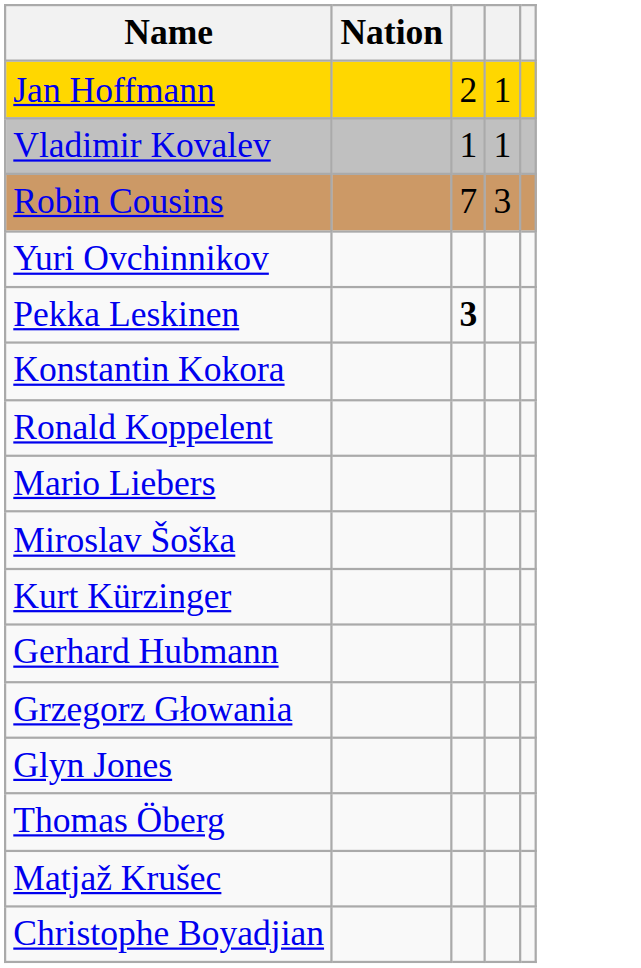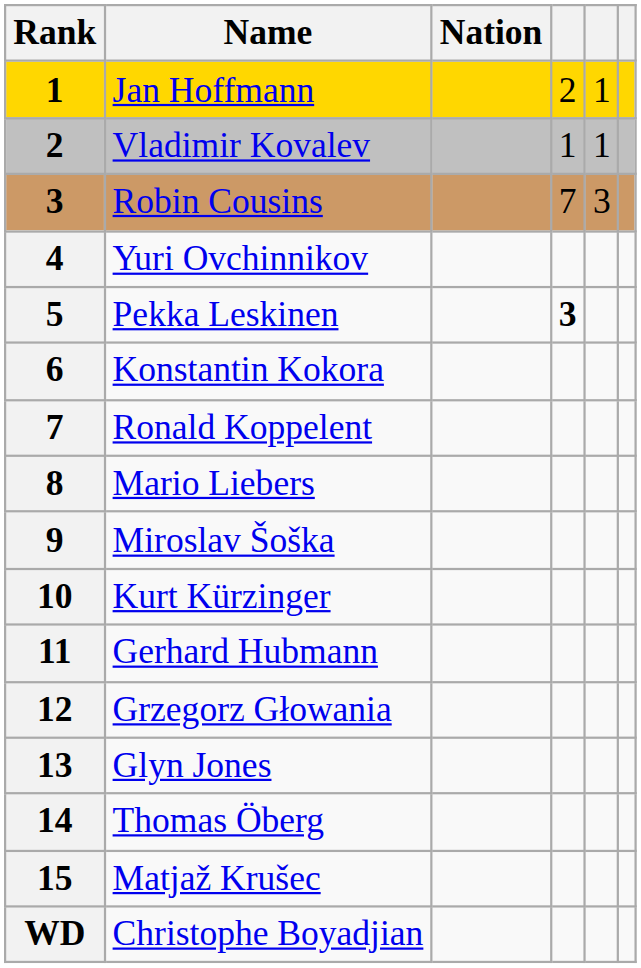+ column: (55, 32)
